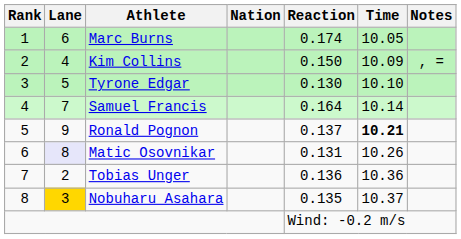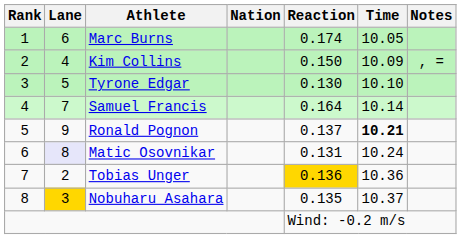(383, 153) 10.26 -> (383, 153) 10.24
(321, 176) no background -> (321, 176) gold background
